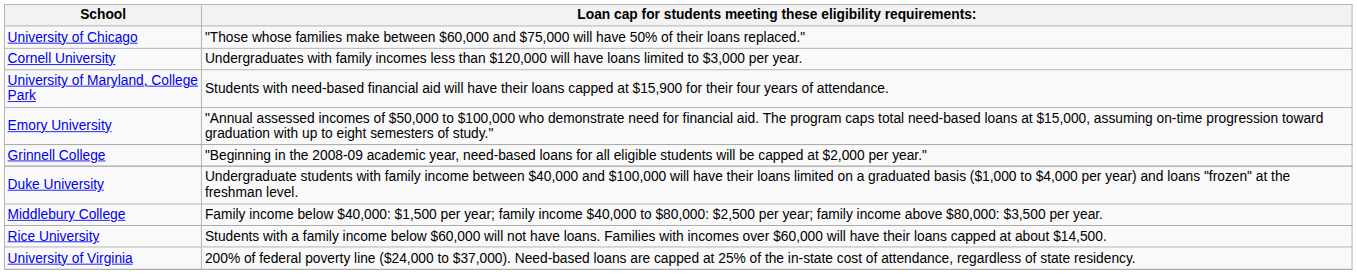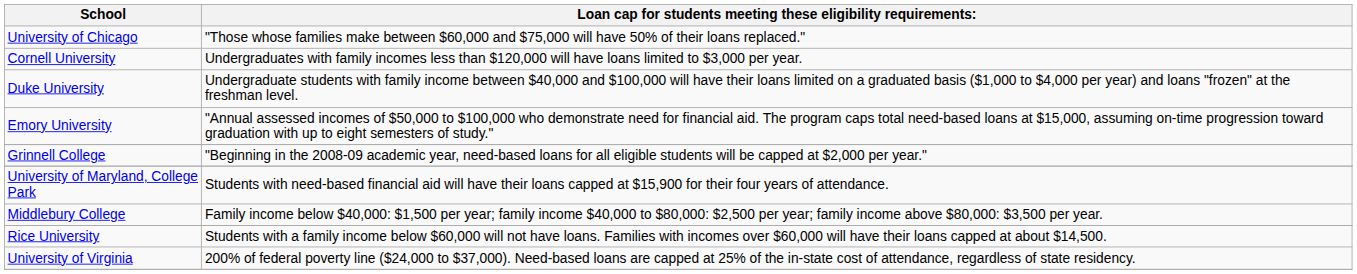rows swapped: (56, 185) <-> (103, 88)
